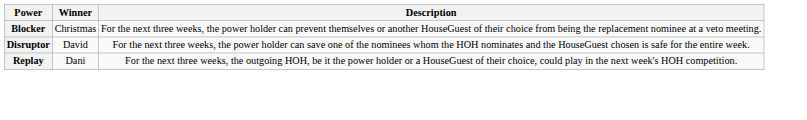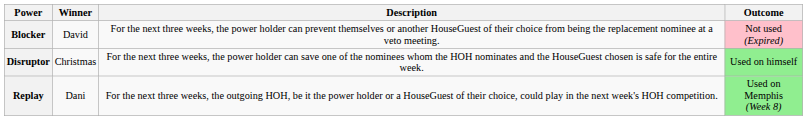+ column: (764, 12)
(75, 28) Christmas -> (75, 34) David
(75, 45) David -> (75, 62) Christmas
